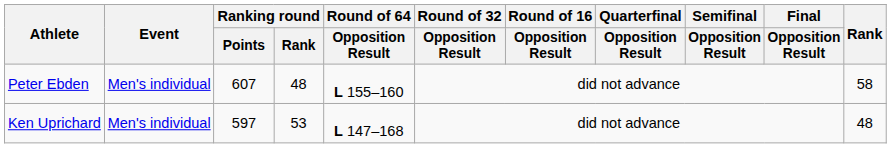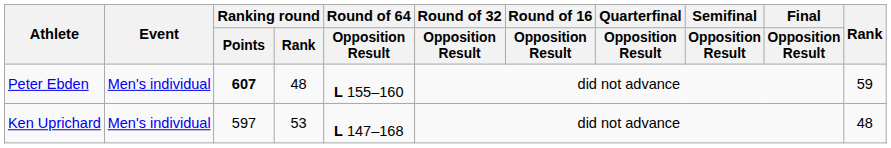(244, 84) normal -> (244, 84) bold
(865, 84) 58 -> (865, 84) 59
